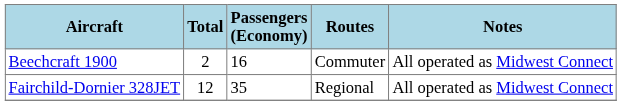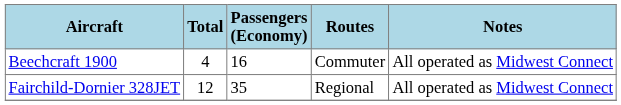(205, 61) 2 -> (205, 61) 4
